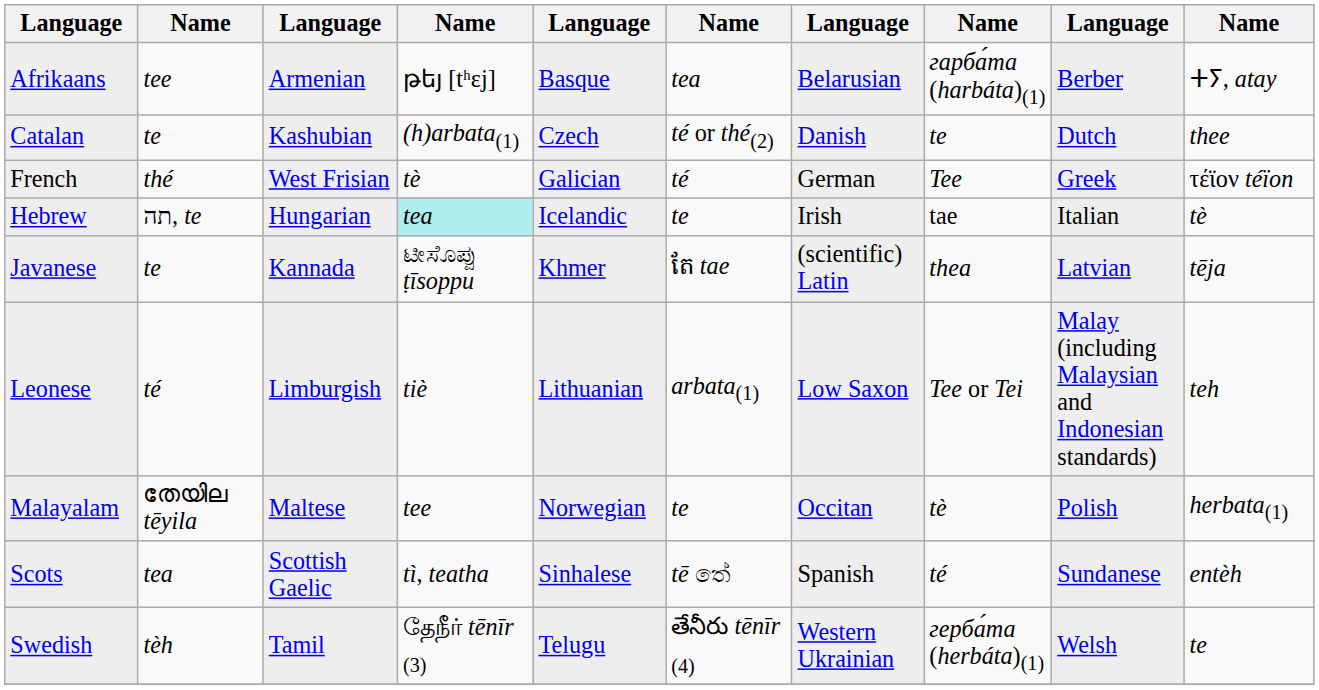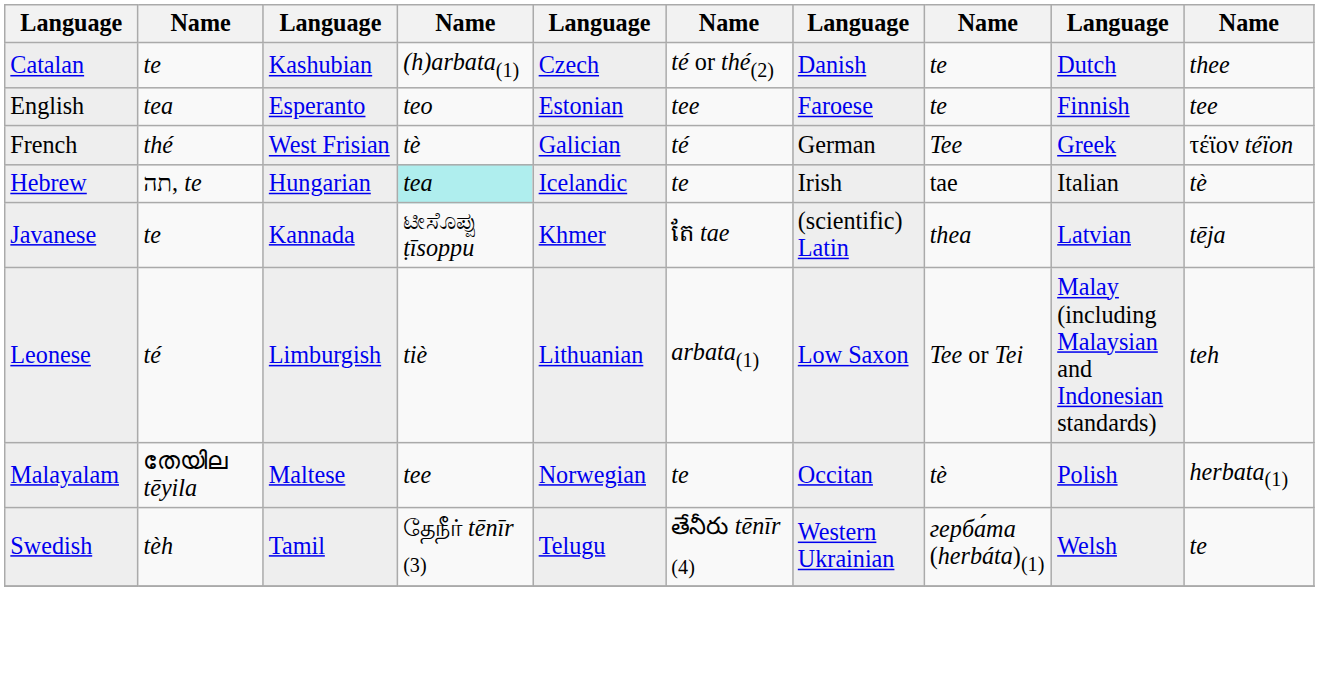- row: (58, 78)
+ row: (47, 106)
- row: (37, 573)
